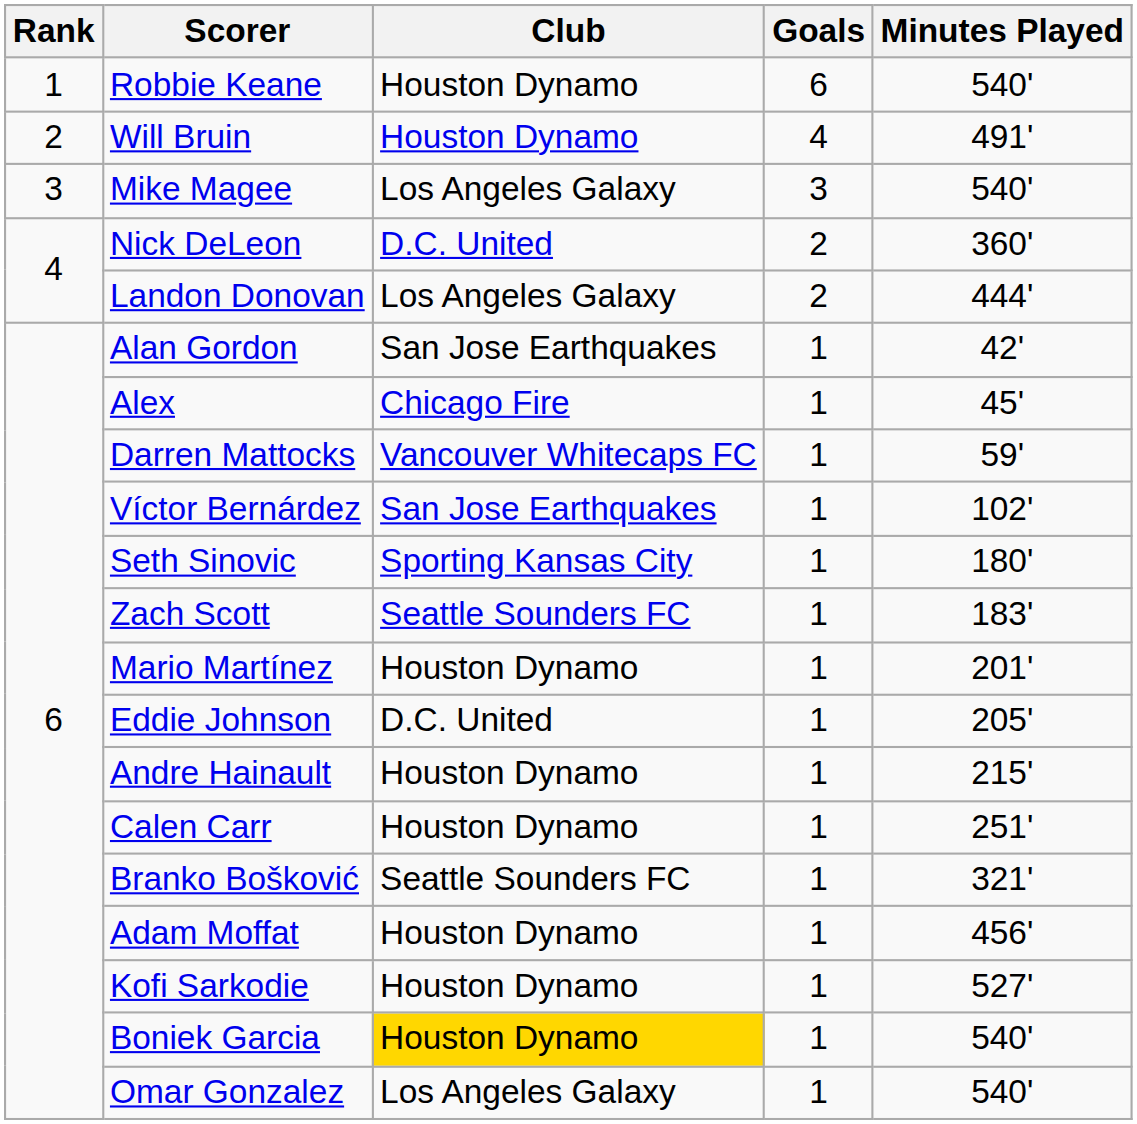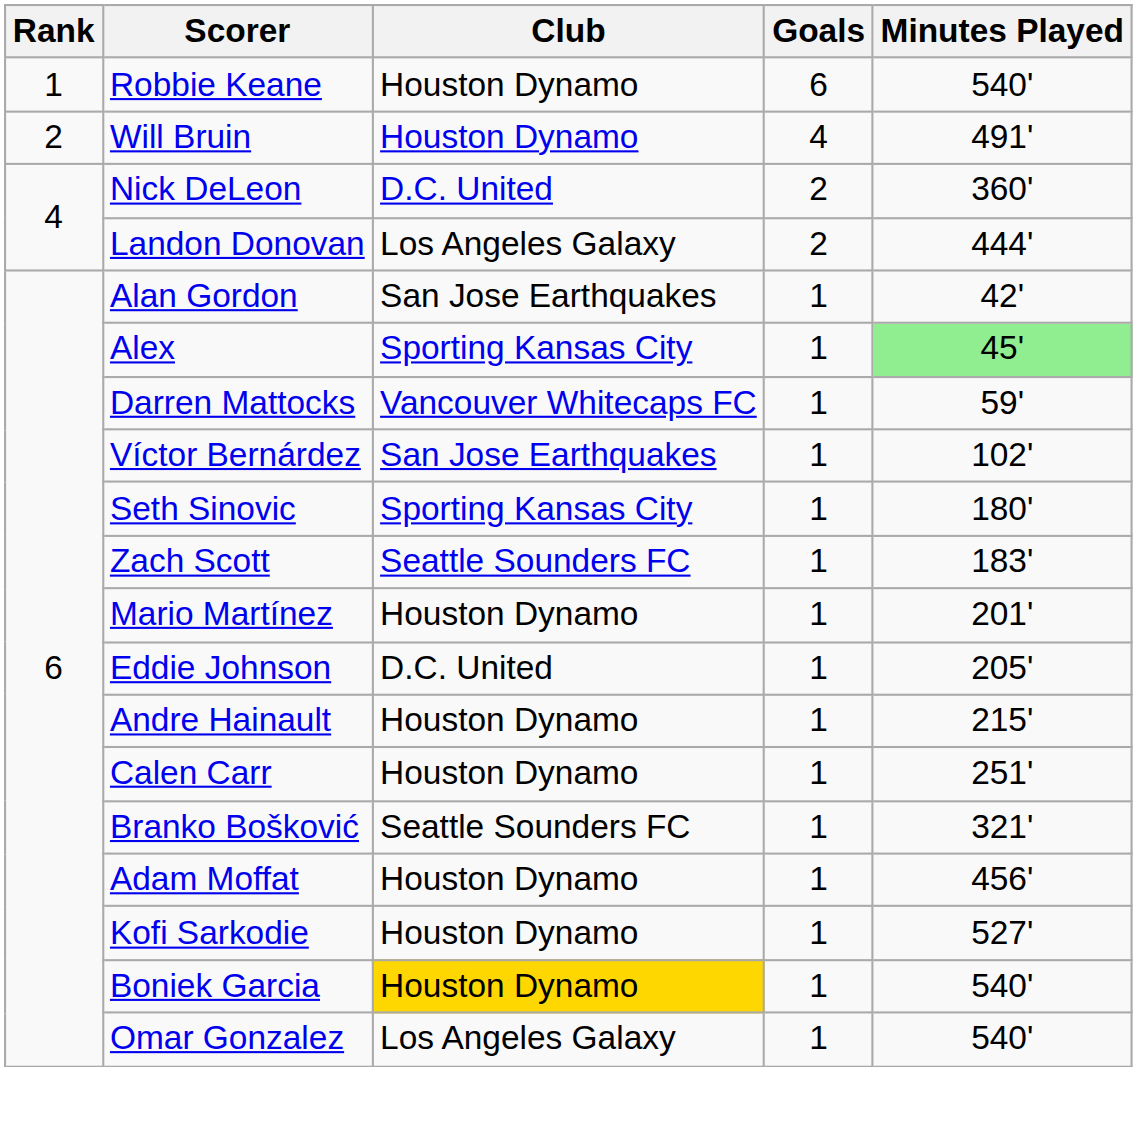- row: (201, 190)
(475, 402) Chicago Fire -> (536, 349) Sporting Kansas City
(1002, 402) no background -> (1002, 349) lightgreen background
